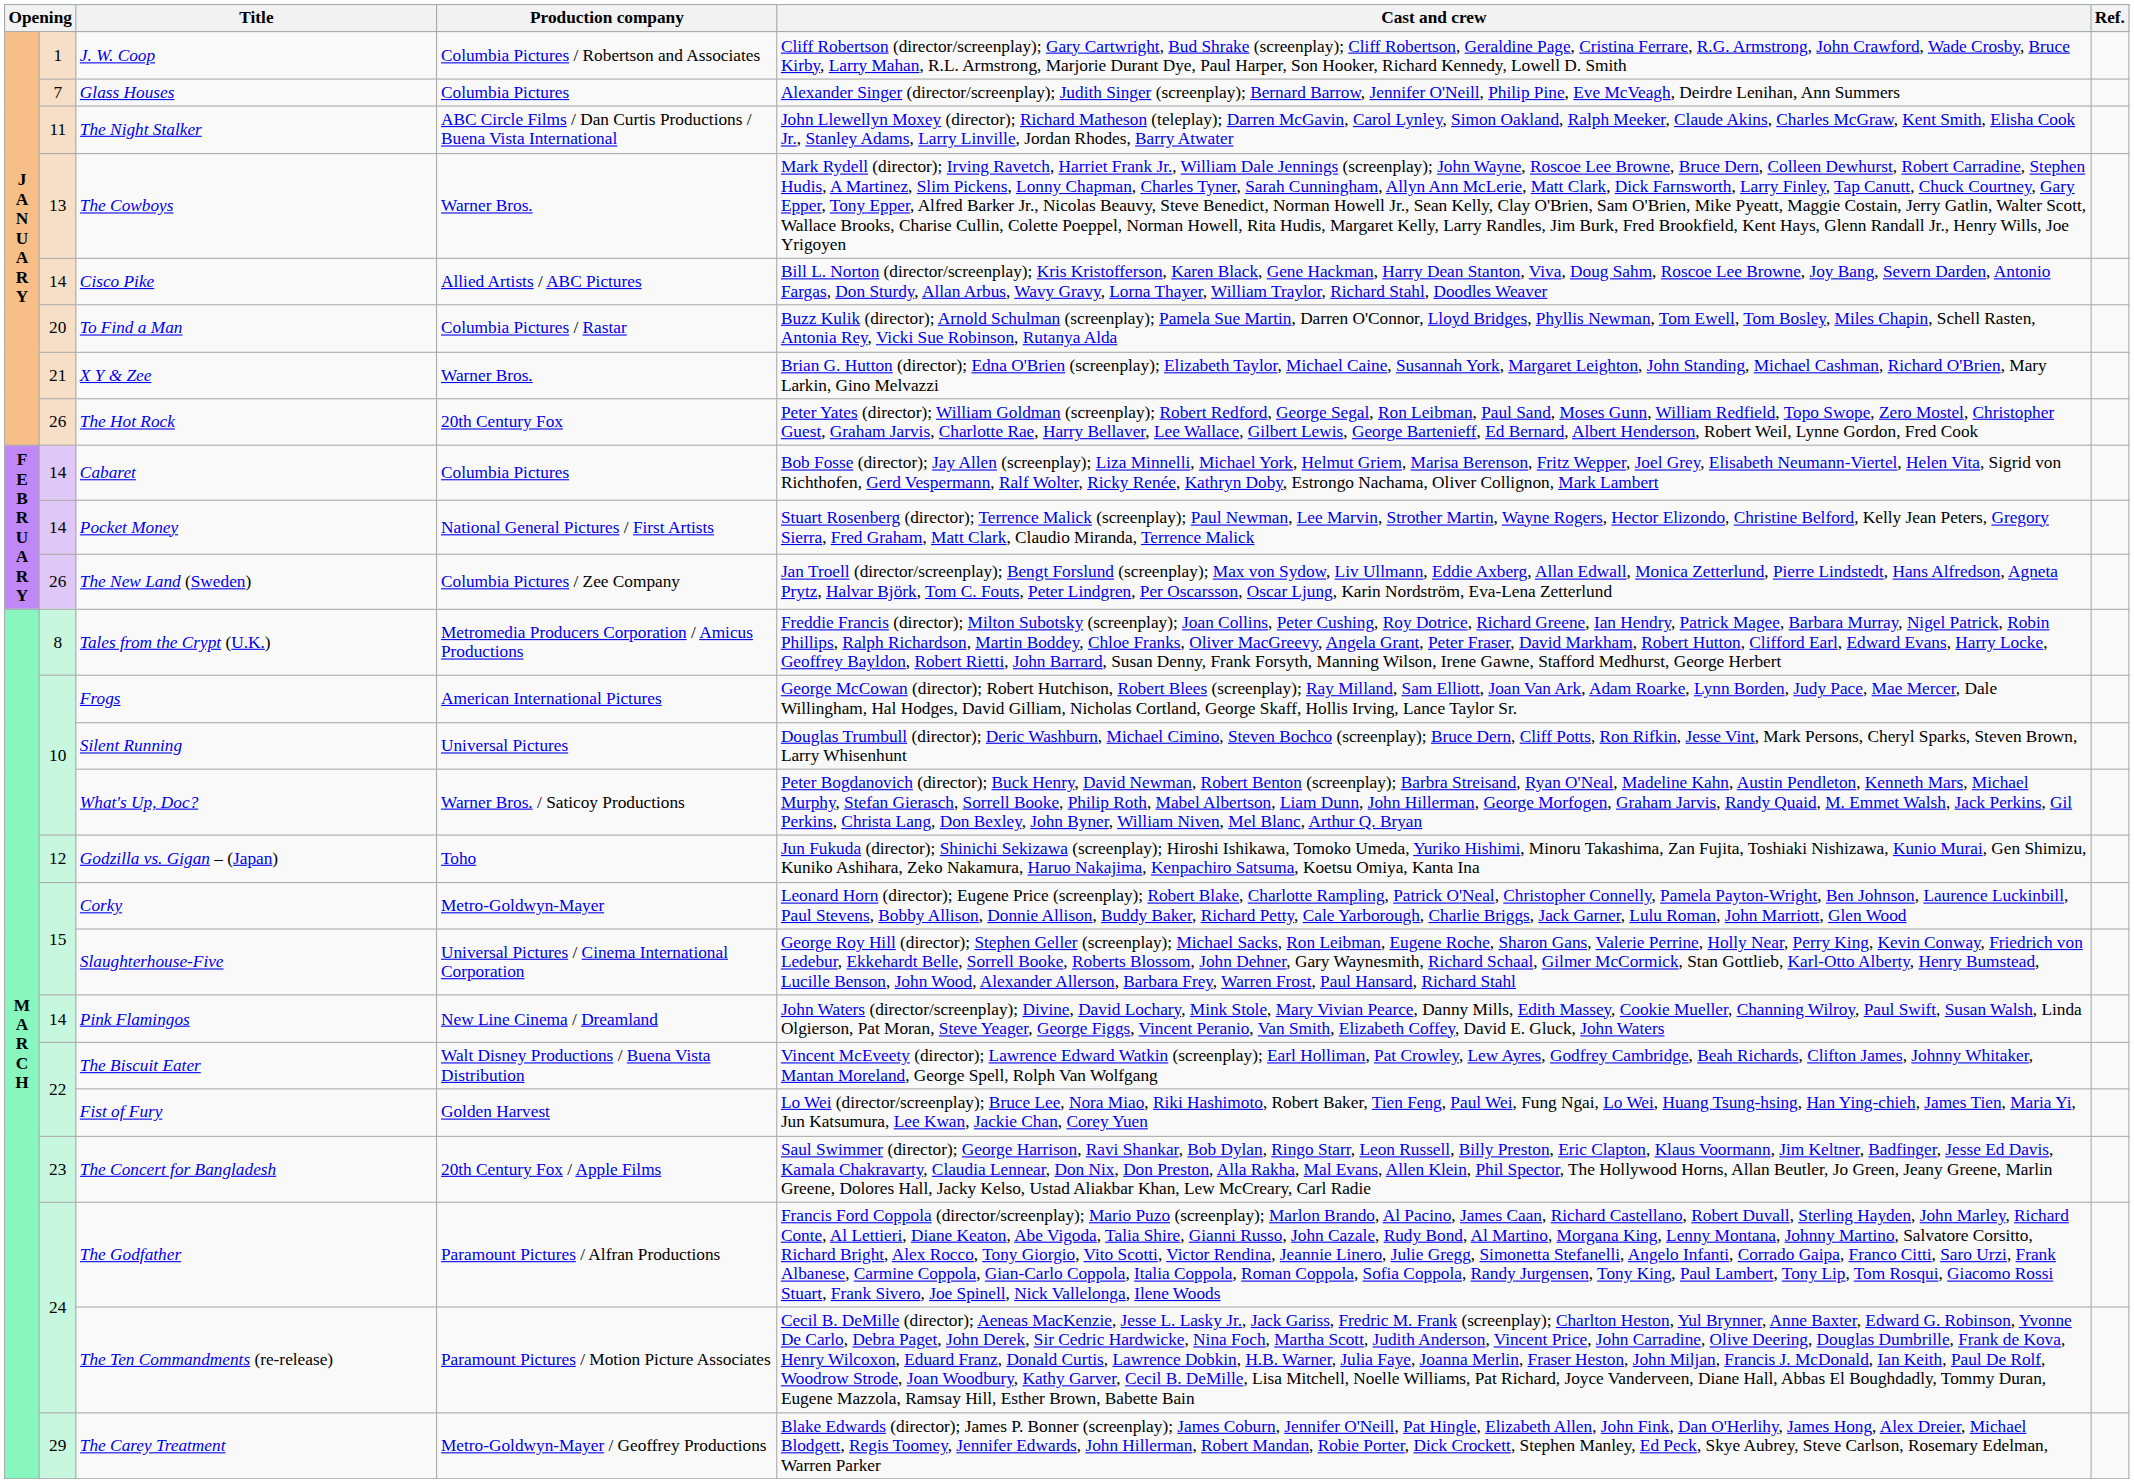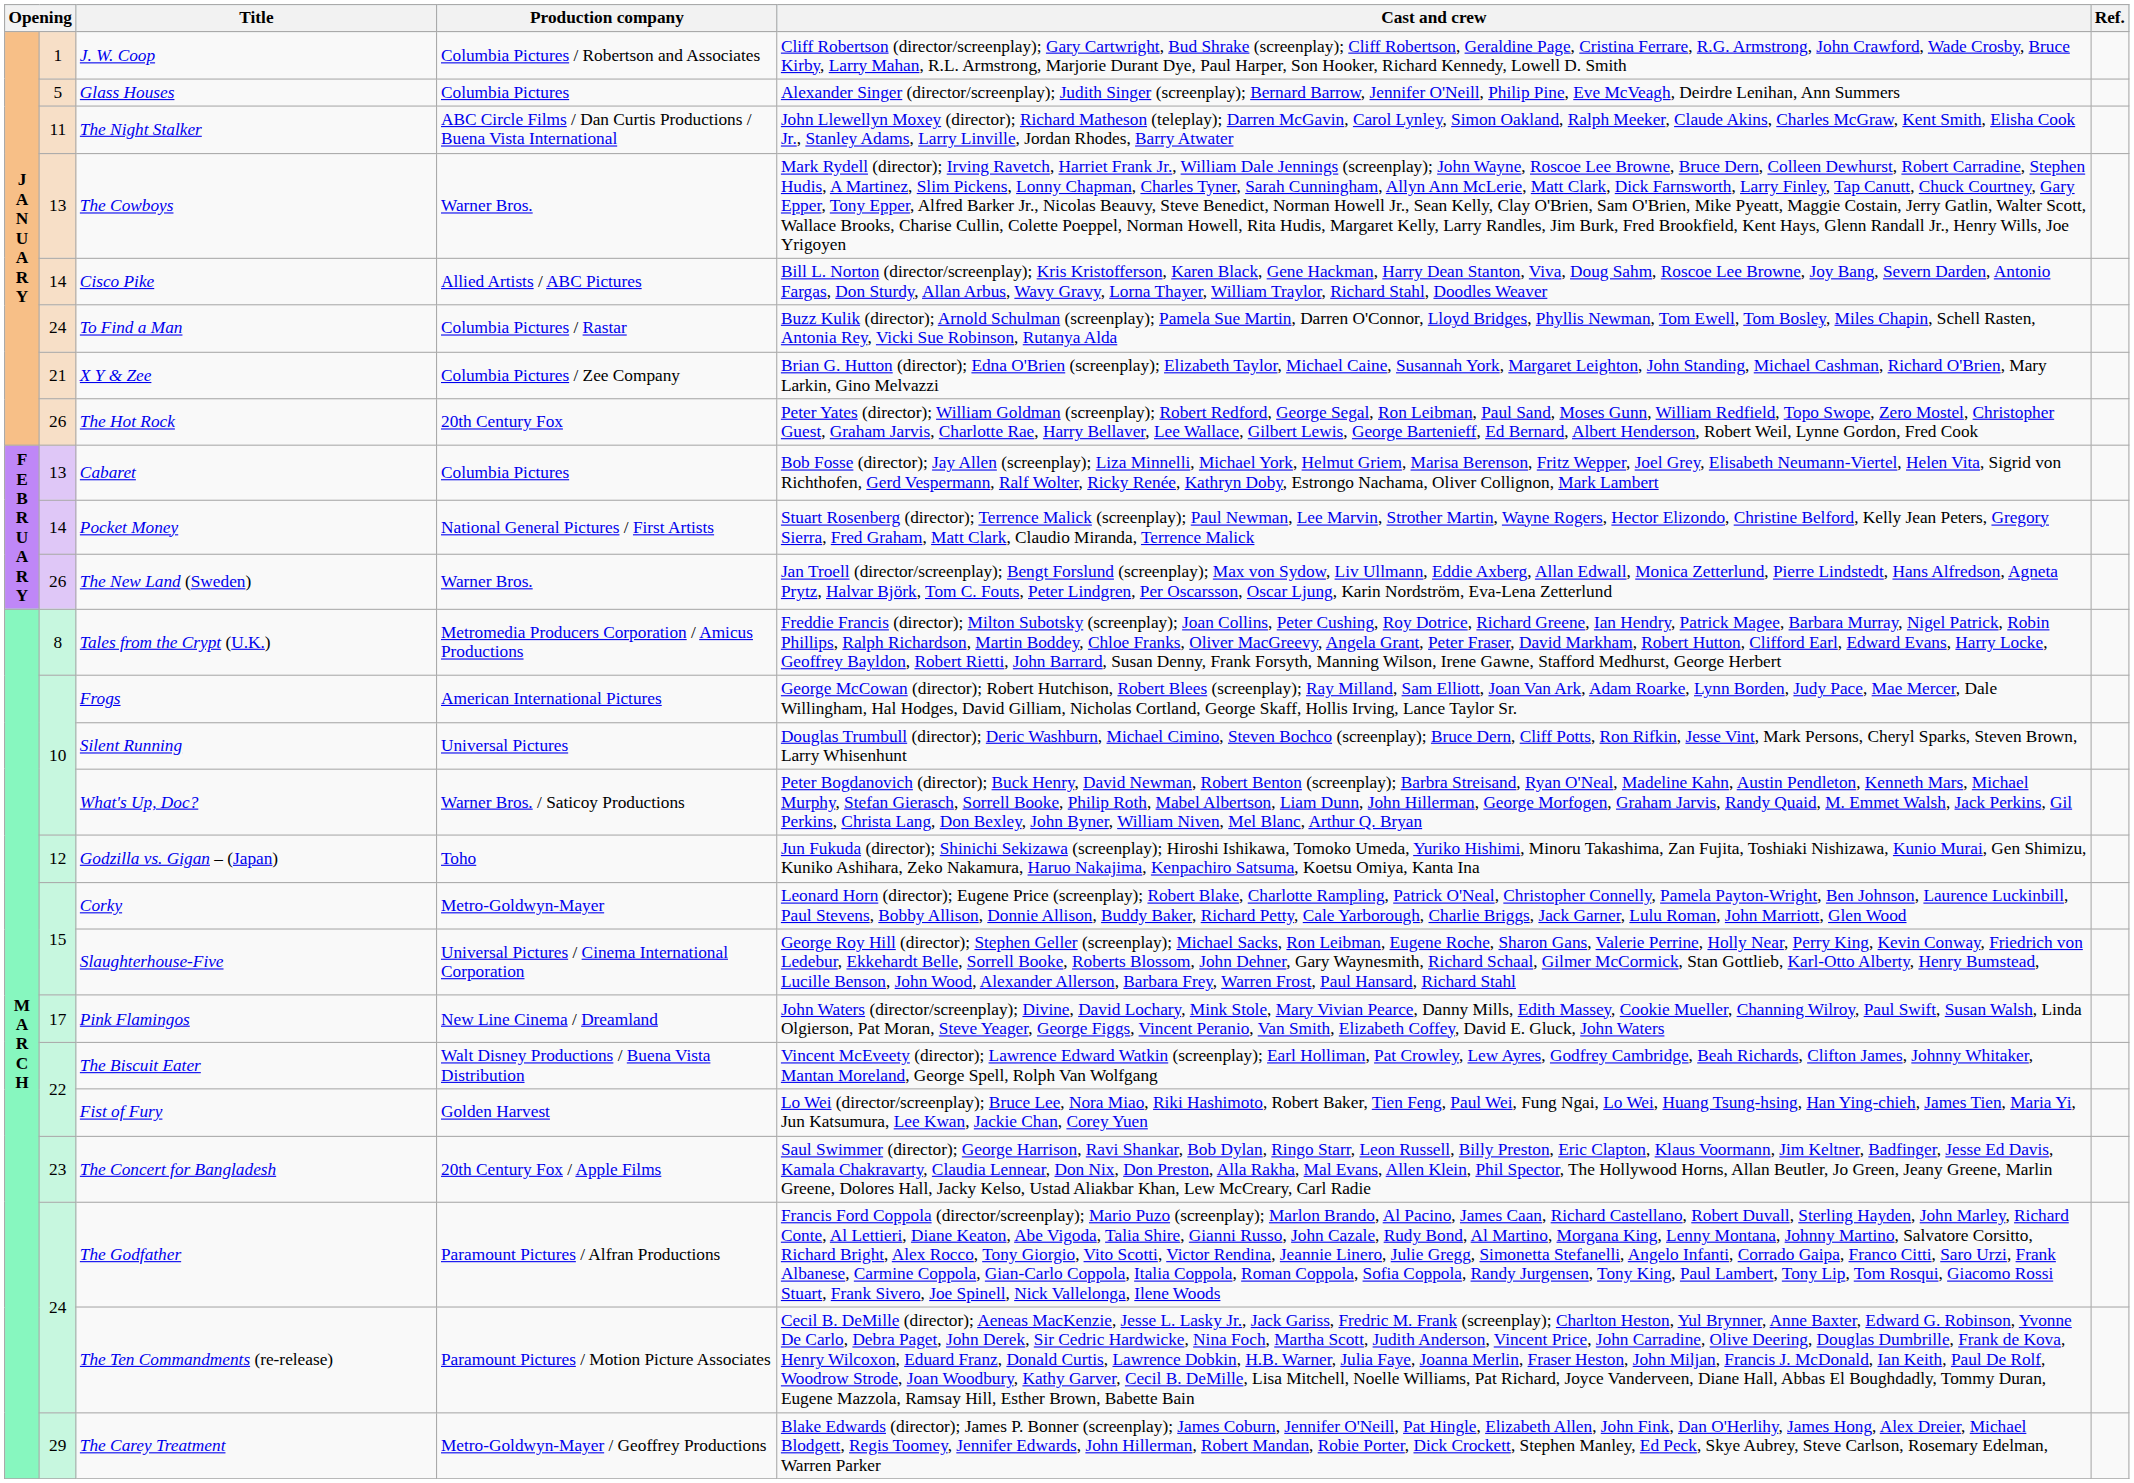(58, 92) 7 -> (58, 92) 5
(58, 328) 20 -> (58, 328) 24
(487, 375) Warner Bros. -> (560, 375) Columbia Pictures / Zee Company
(58, 472) 14 -> (58, 472) 13
(560, 581) Columbia Pictures / Zee Company -> (487, 581) Warner Bros.
(58, 1018) 14 -> (58, 1018) 17
